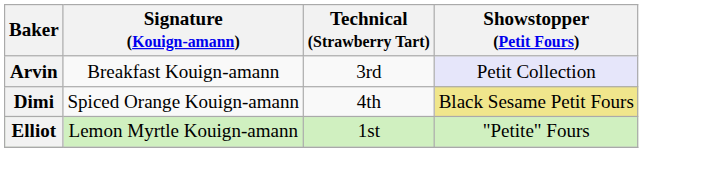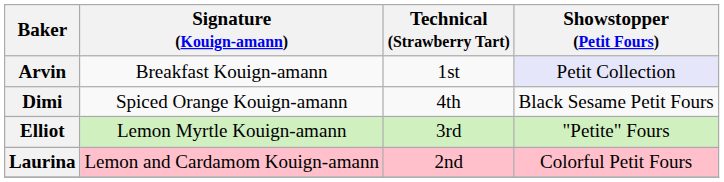(369, 71) 3rd -> (449, 71) 1st
(536, 101) khaki background -> (616, 101) no background
(369, 131) 1st -> (449, 131) 3rd
+ row: (42, 161)
